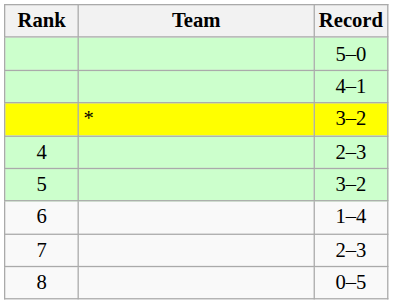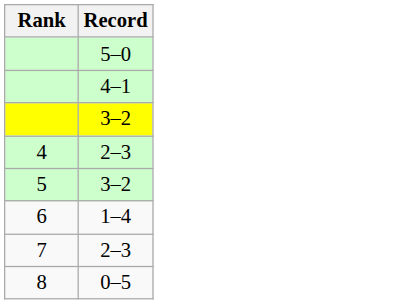- column: (196, 20)
